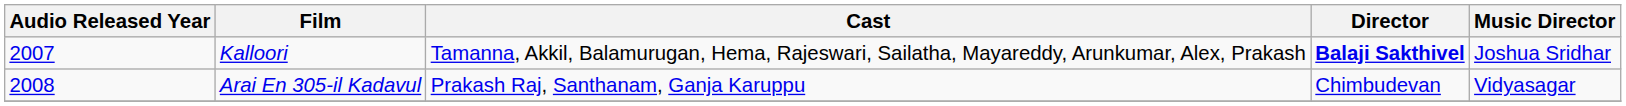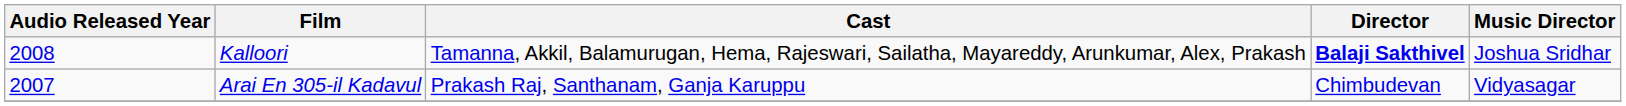(32, 53) 2007 -> (32, 53) 2008
(32, 85) 2008 -> (32, 85) 2007
